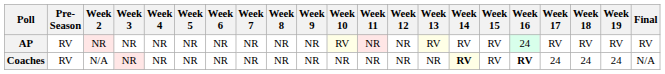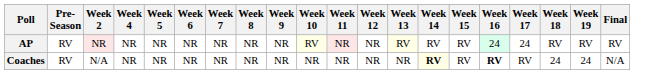- column: (129, 19)
(555, 43) RV -> (525, 43) 24
(555, 61) 24 -> (525, 61) RV
